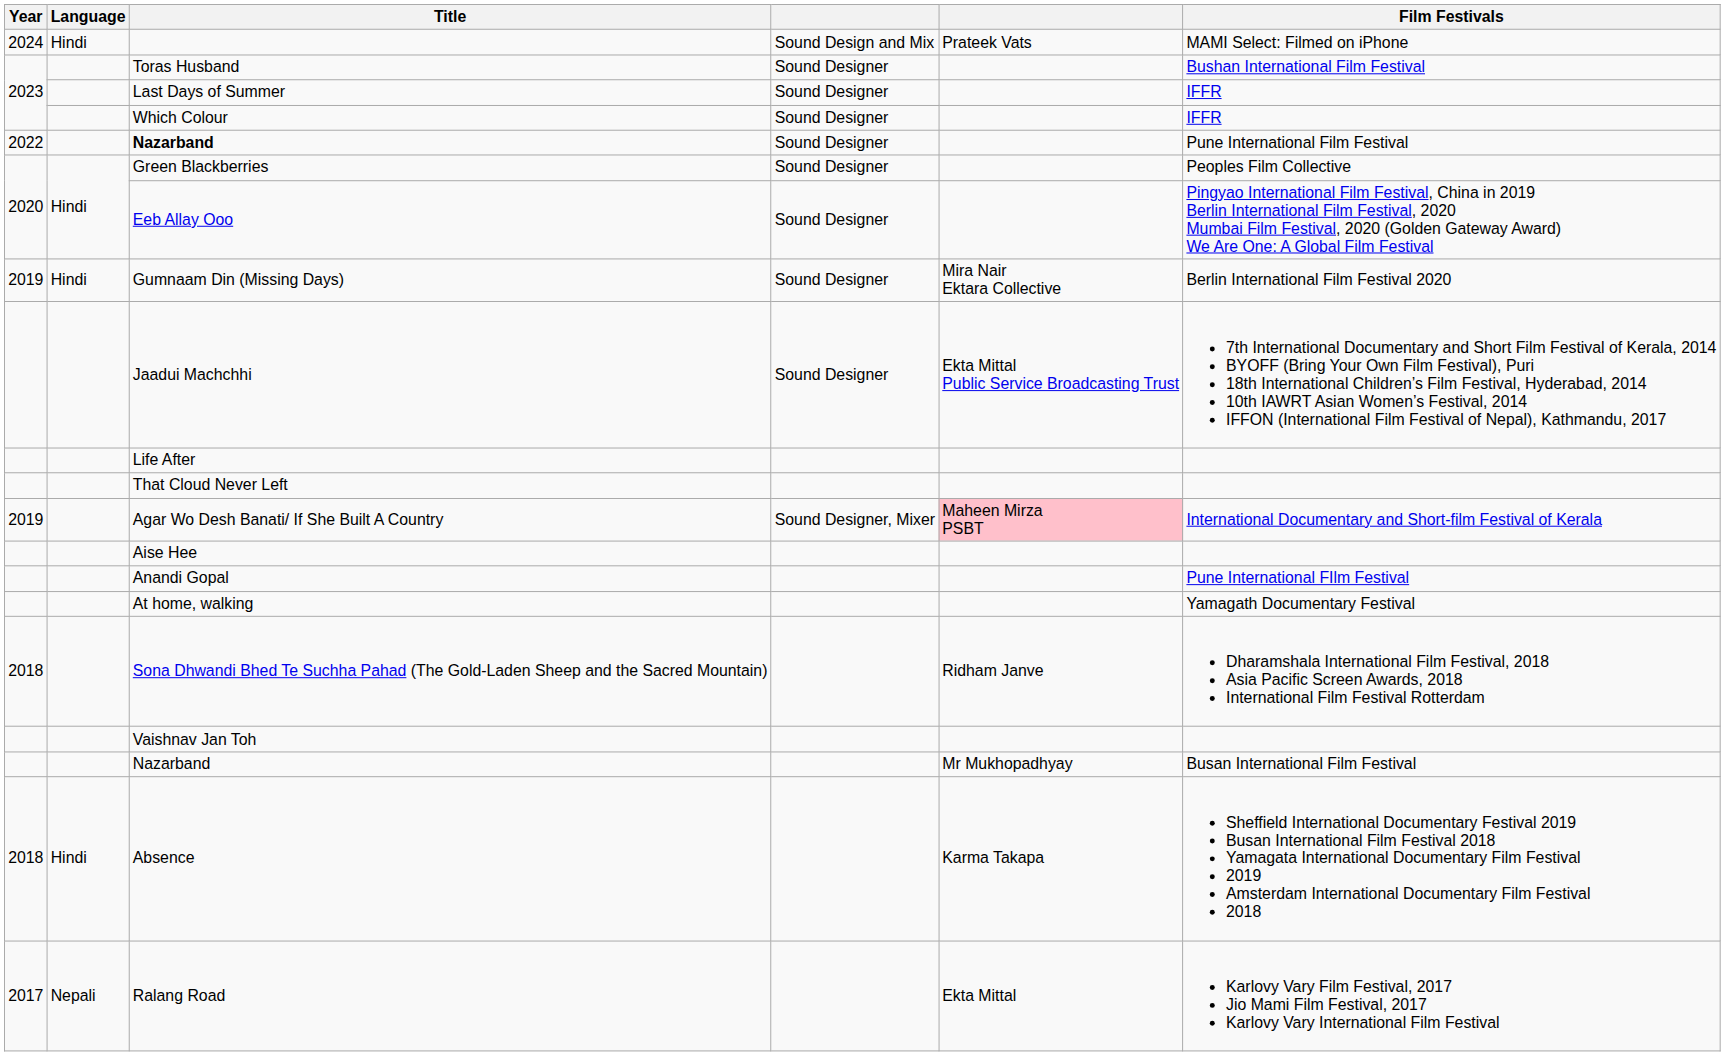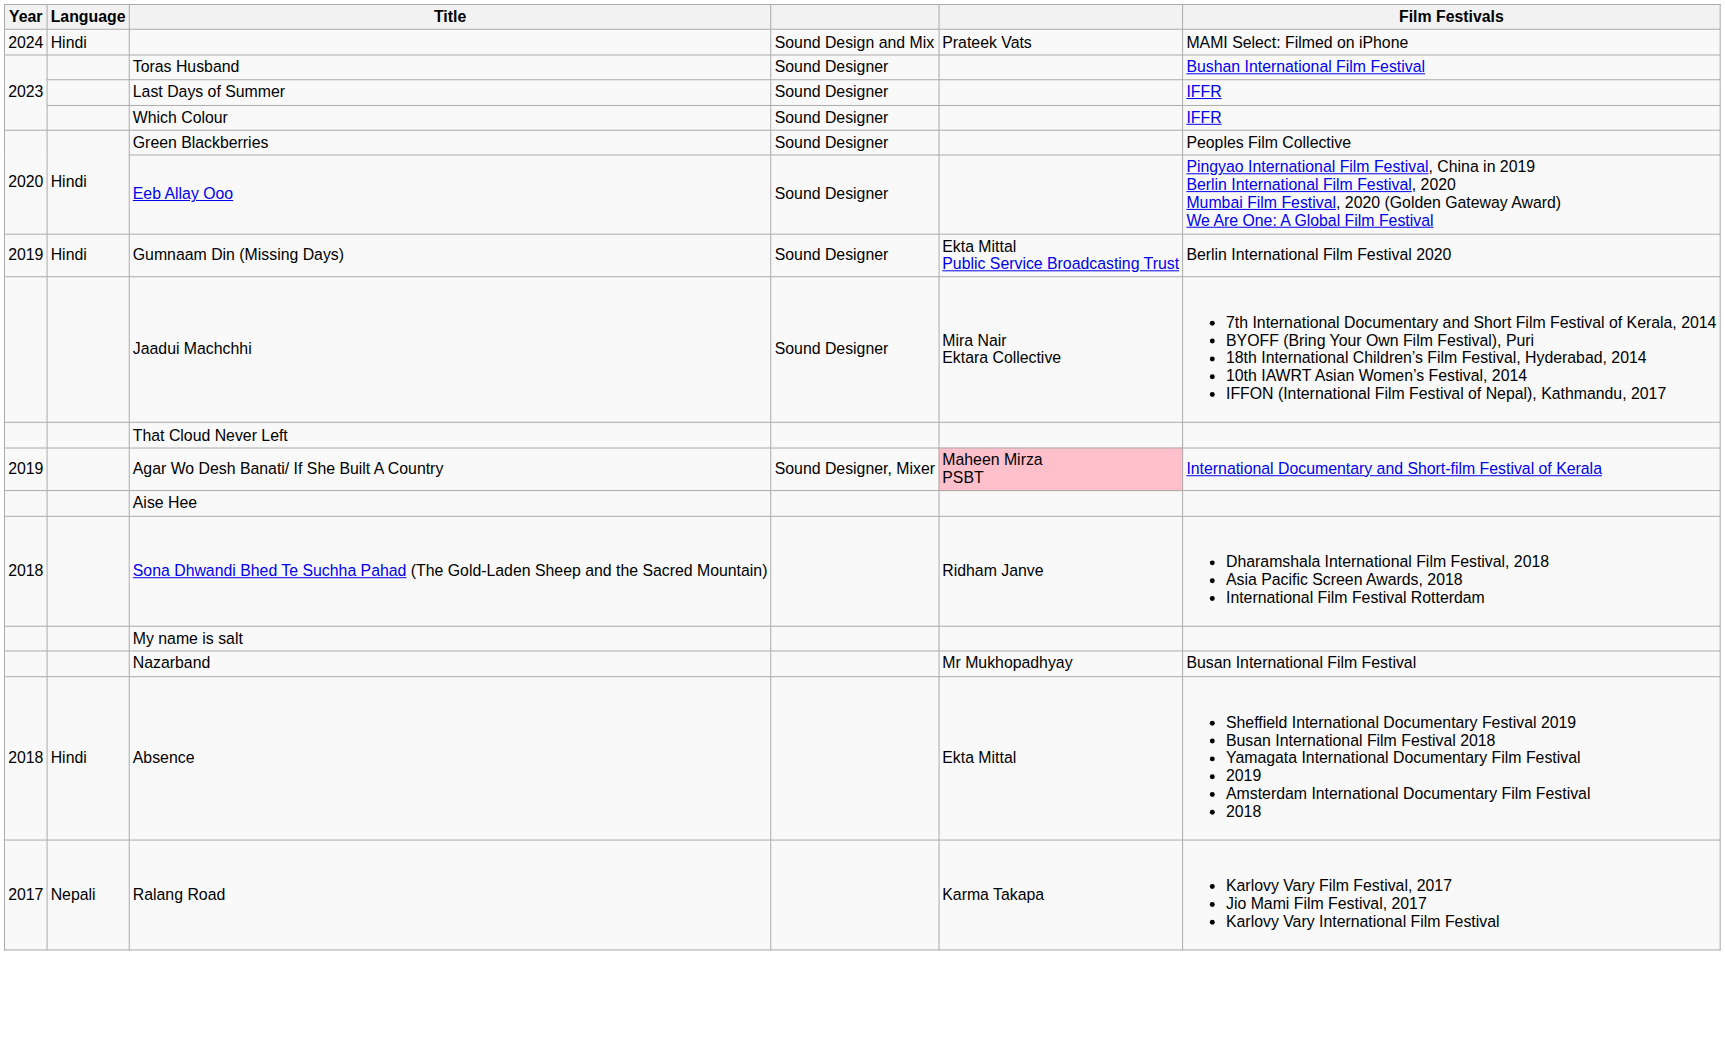- row: (26, 142)
(1002, 280) Mira Nair Ektara Collective -> (1061, 255) Ekta Mittal Public Service Broadcasting Trust
(1061, 374) Ekta Mittal Public Service Broadcasting Trust -> (1002, 349) Mira Nair Ektara Collective
- row: (26, 460)
- row: (26, 579)
- row: (26, 604)
+ row: (26, 639)
- row: (26, 739)
(993, 858) Karma Takapa -> (979, 758) Ekta Mittal
(979, 995) Ekta Mittal -> (993, 895) Karma Takapa
